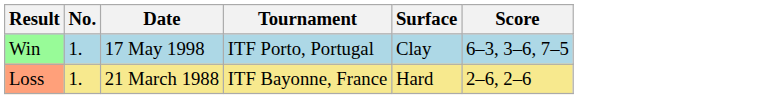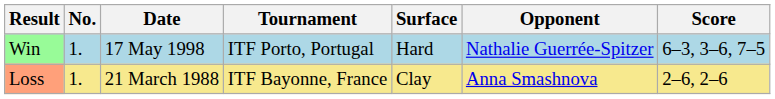+ column: (560, 19)
(414, 49) Clay -> (415, 49) Hard
(415, 78) Hard -> (414, 78) Clay
